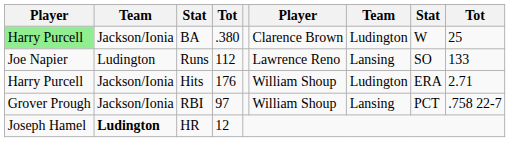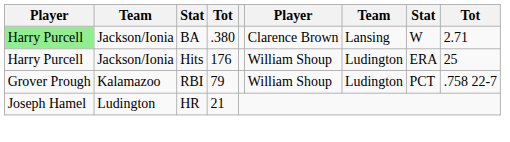(379, 37) Ludington -> (367, 37) Lansing
(455, 37) 25 -> (456, 37) 2.71
- row: (194, 59)
(460, 81) 2.71 -> (451, 59) 25
(135, 103) Jackson/Ionia -> (129, 81) Kalamazoo
(222, 103) 97 -> (218, 81) 79
(372, 103) Lansing -> (374, 81) Ludington
(129, 125) bold -> (126, 103) normal
(222, 125) 12 -> (218, 103) 21
